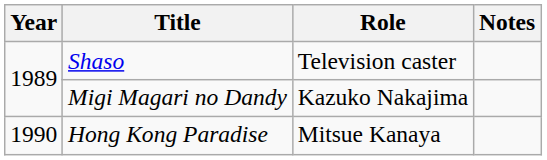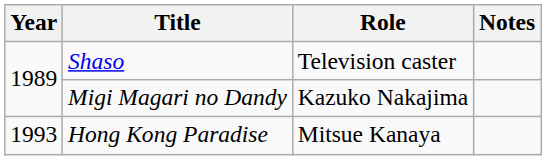(34, 135) 1990 -> (34, 135) 1993
